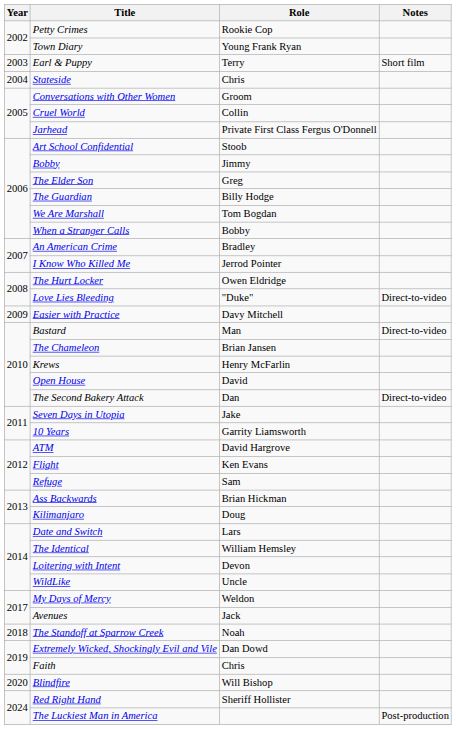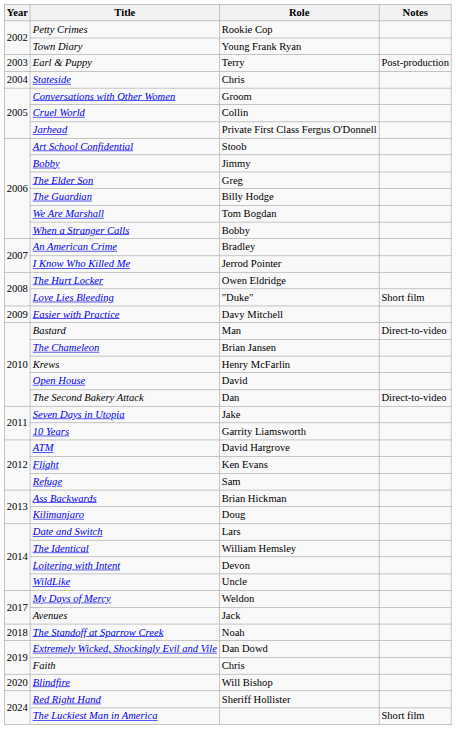(403, 63) Short film -> (415, 63) Post-production
(414, 297) Direct-to-video -> (403, 297) Short film
(415, 716) Post-production -> (403, 716) Short film
